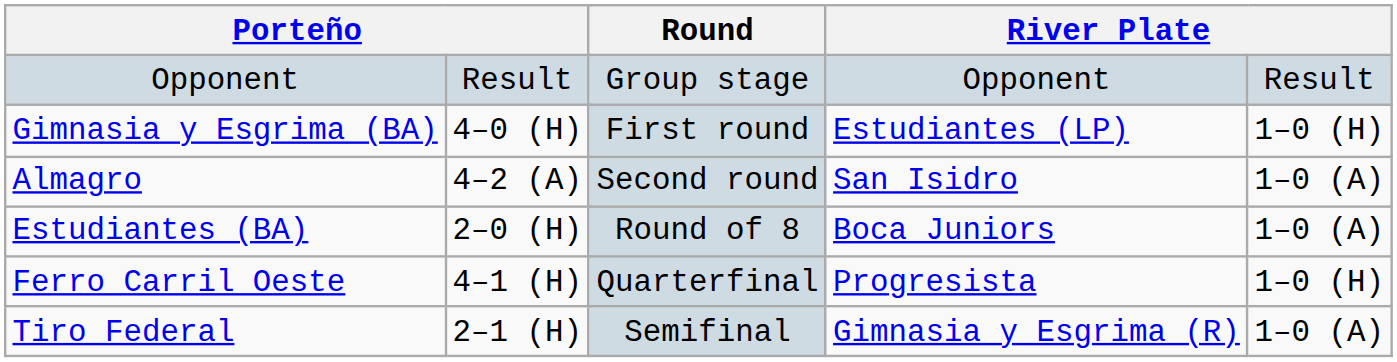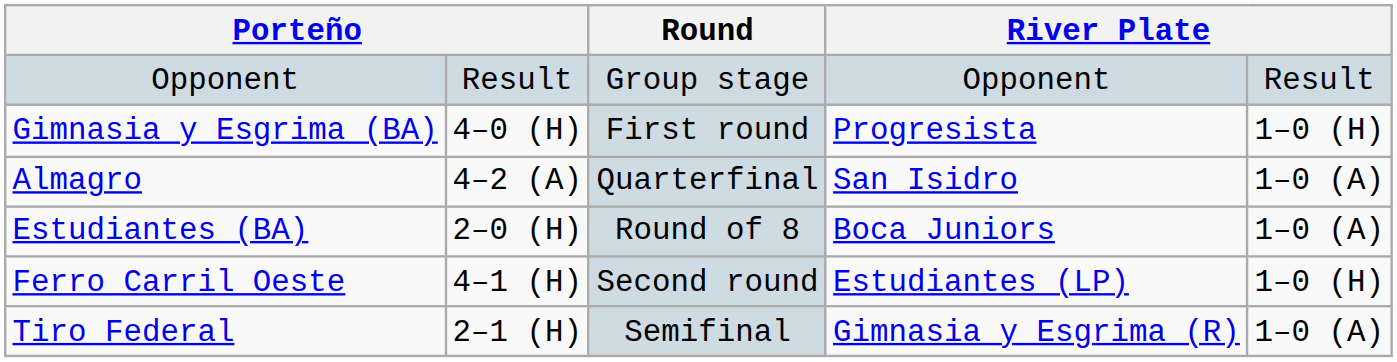(981, 131) Estudiantes (LP) -> (935, 131) Progresista
(707, 181) Second round -> (707, 181) Quarterfinal
(707, 281) Quarterfinal -> (707, 281) Second round
(935, 281) Progresista -> (981, 281) Estudiantes (LP)
